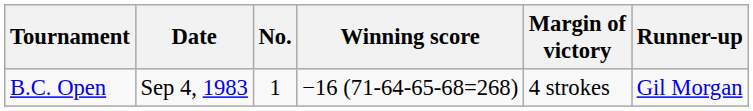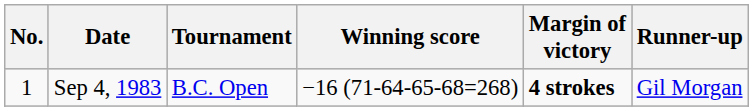columns swapped: (275, 36) <-> (70, 36)
(569, 87) normal -> (572, 87) bold
